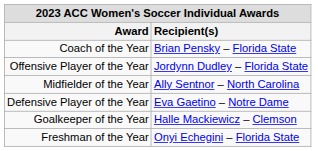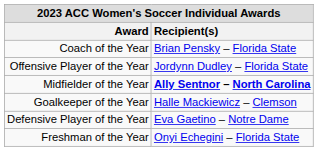(227, 85) normal -> (232, 85) bold
rows swapped: (78, 102) <-> (91, 120)
